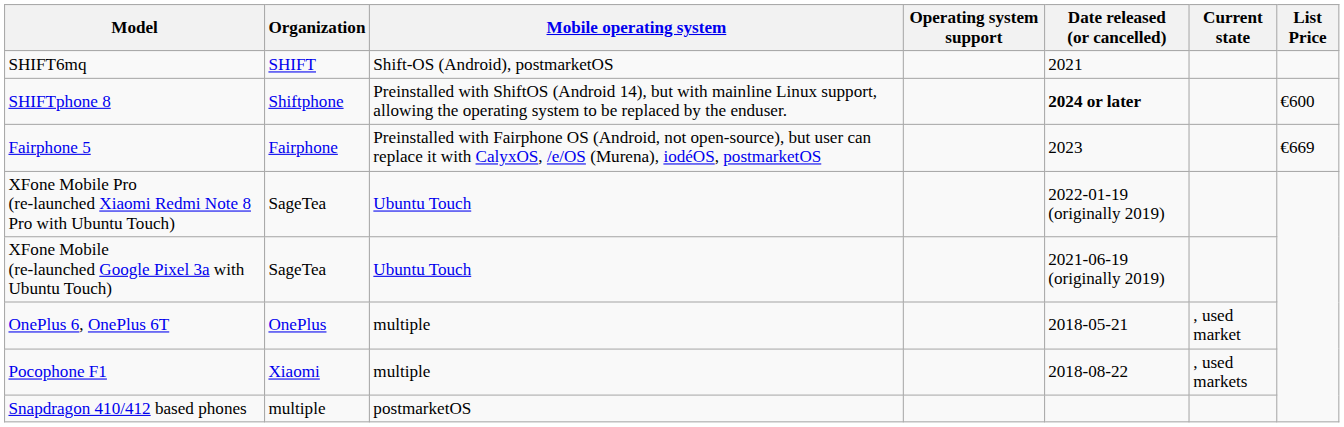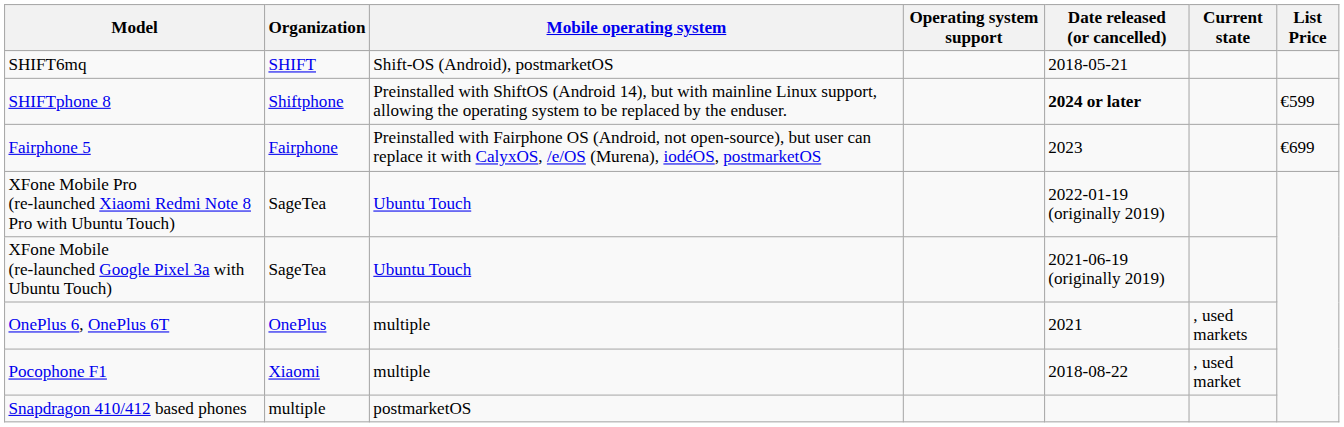(1065, 64) 2021 -> (1088, 64) 2018-05-21
(1297, 101) €600 -> (1297, 101) €599
(1297, 147) €669 -> (1297, 147) €699
(1088, 325) 2018-05-21 -> (1065, 325) 2021
(1217, 325) , used market -> (1220, 325) , used markets
(1220, 371) , used markets -> (1217, 371) , used market
